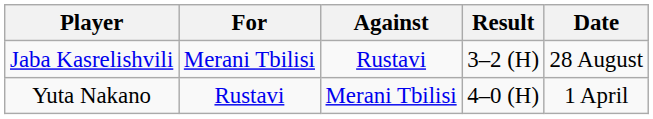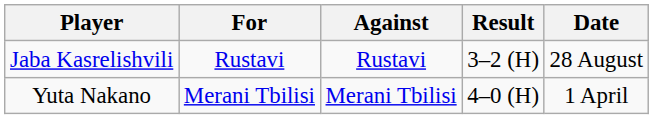(249, 58) Merani Tbilisi -> (249, 58) Rustavi
(249, 95) Rustavi -> (249, 95) Merani Tbilisi
